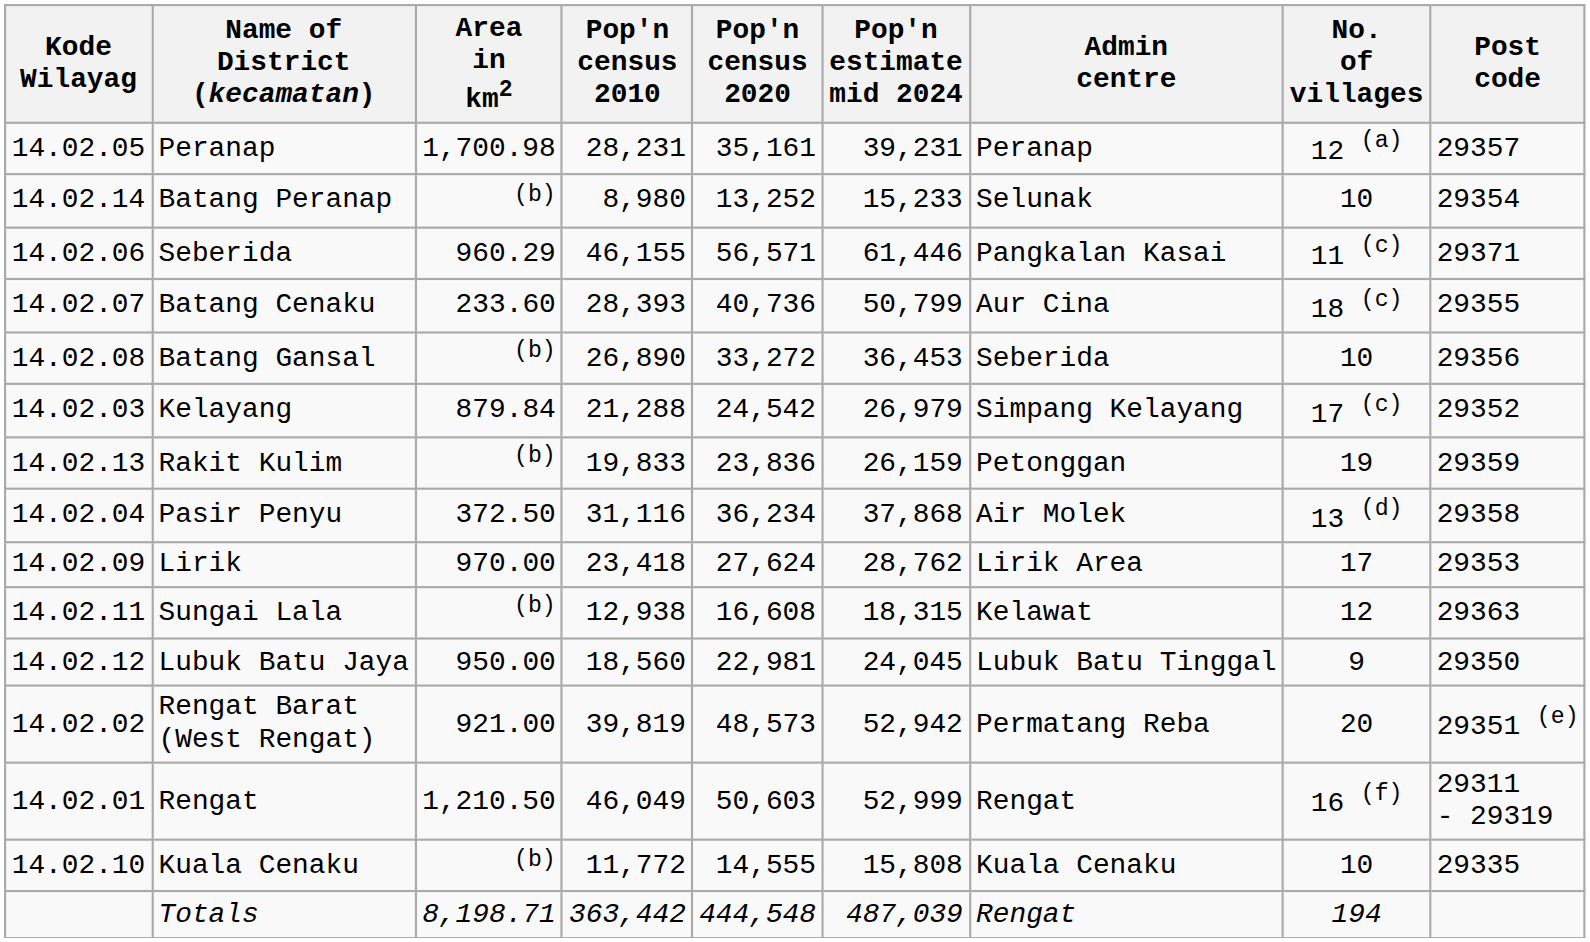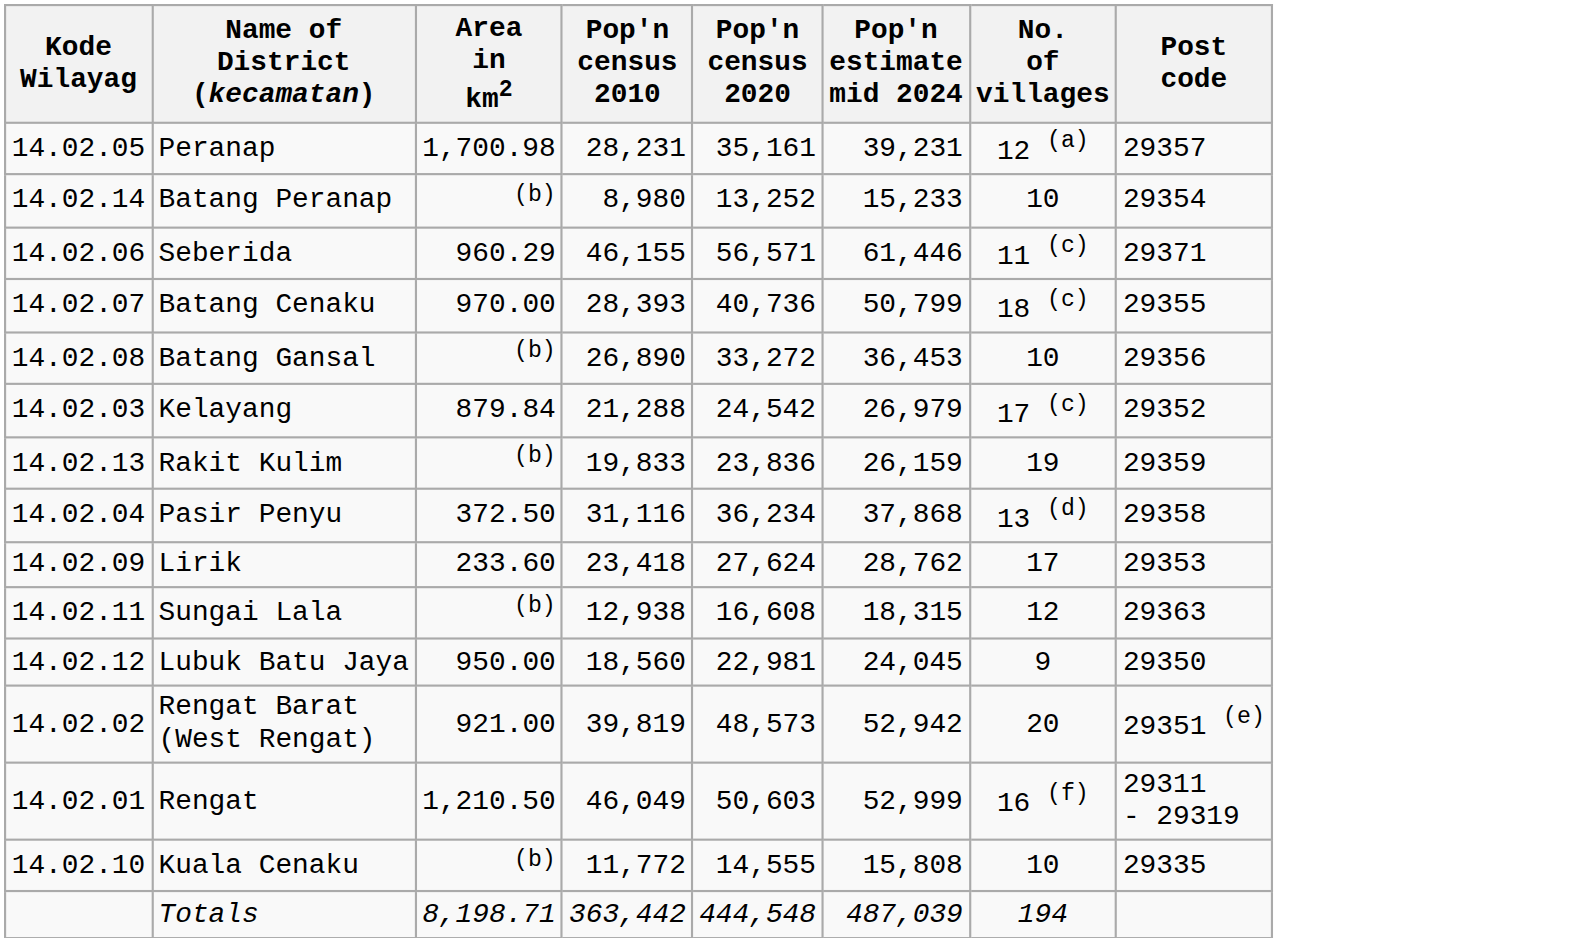- column: (1126, 63)
(506, 305) 233.60 -> (506, 305) 970.00
(506, 564) 970.00 -> (506, 564) 233.60
